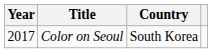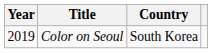(21, 36) 2017 -> (21, 36) 2019
